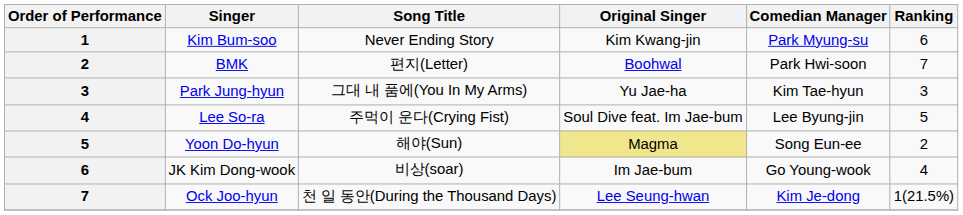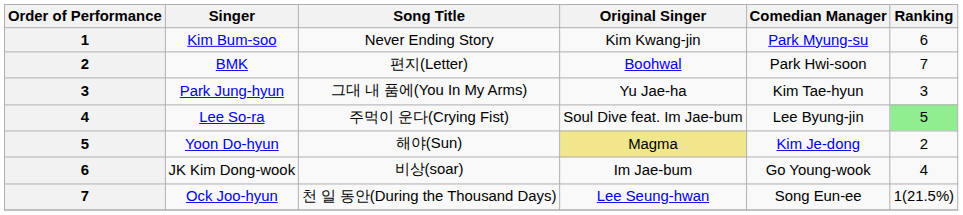(924, 117) no background -> (924, 117) lightgreen background
(818, 144) Song Eun-ee -> (818, 144) Kim Je-dong
(818, 196) Kim Je-dong -> (818, 196) Song Eun-ee
